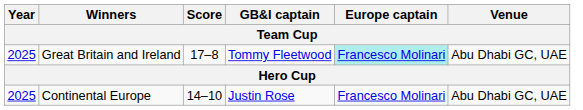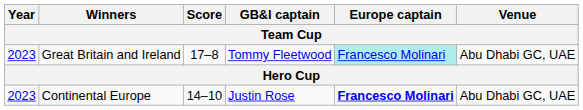(22, 55) 2025 -> (22, 55) 2023
(22, 96) 2025 -> (22, 96) 2023
(391, 96) normal -> (396, 96) bold
